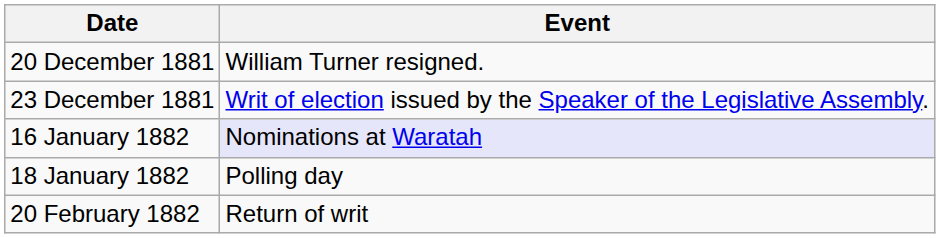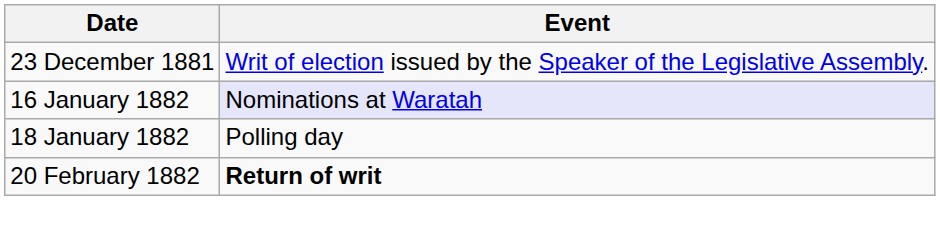- row: (112, 61)
(297, 213) normal -> (303, 175) bold
